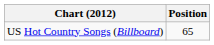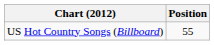(188, 31) 65 -> (188, 31) 55
